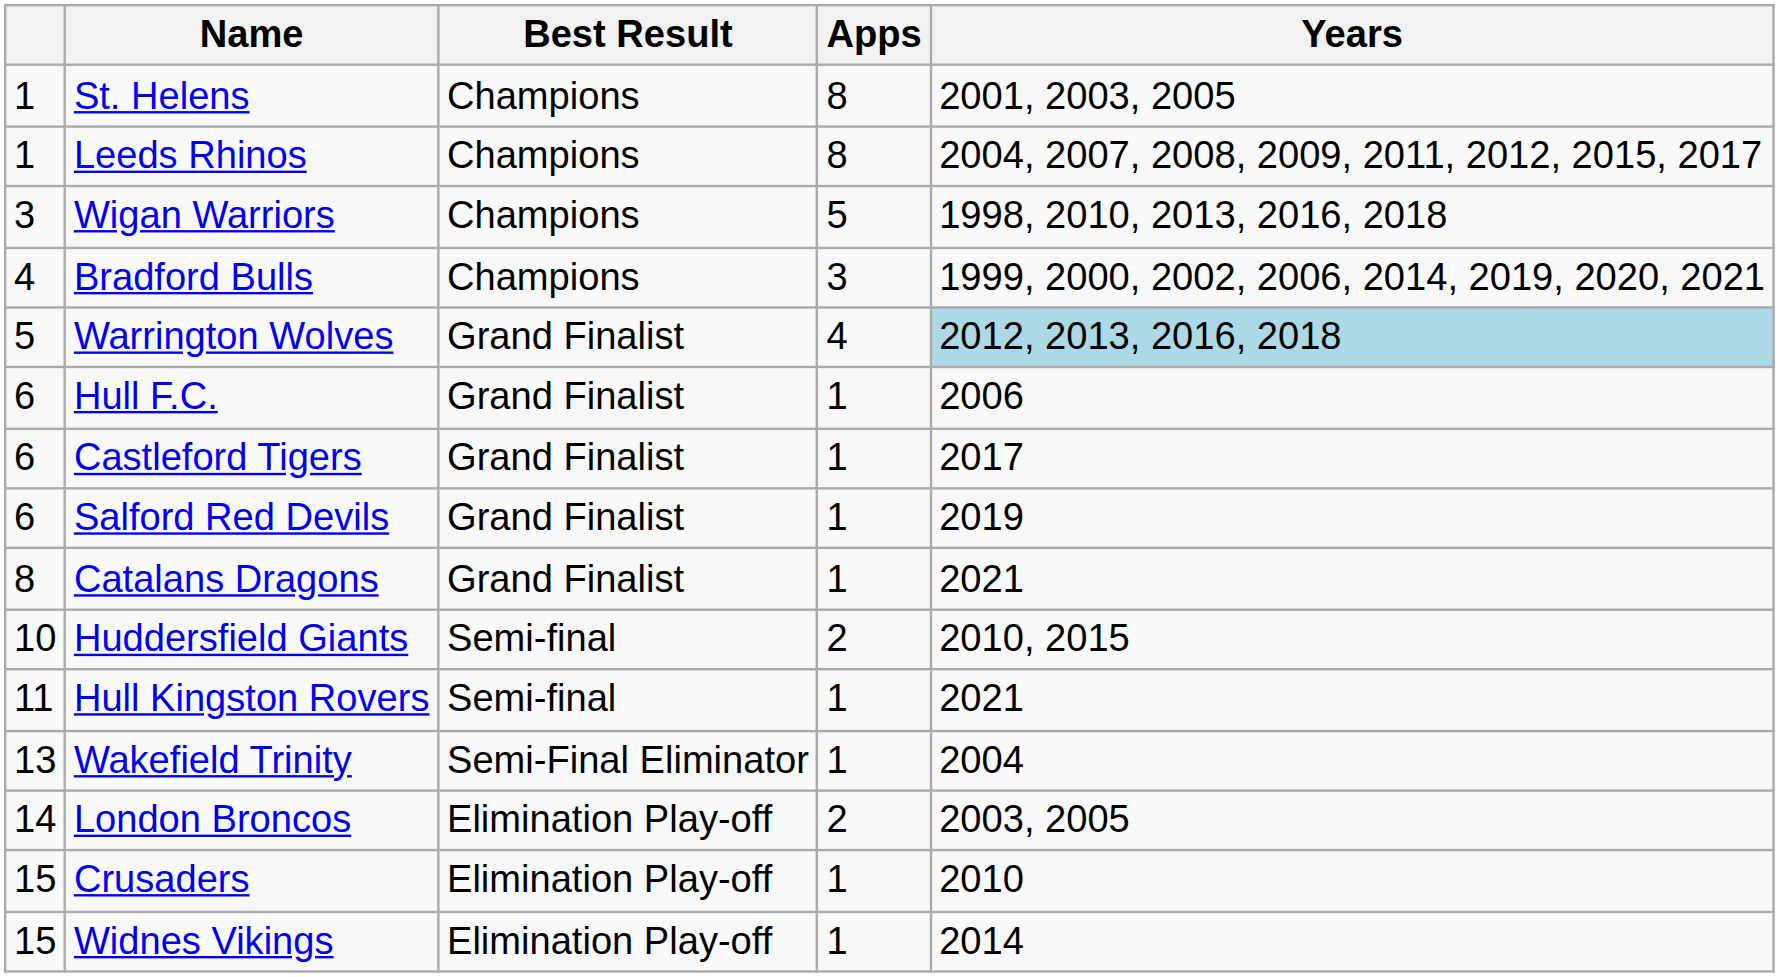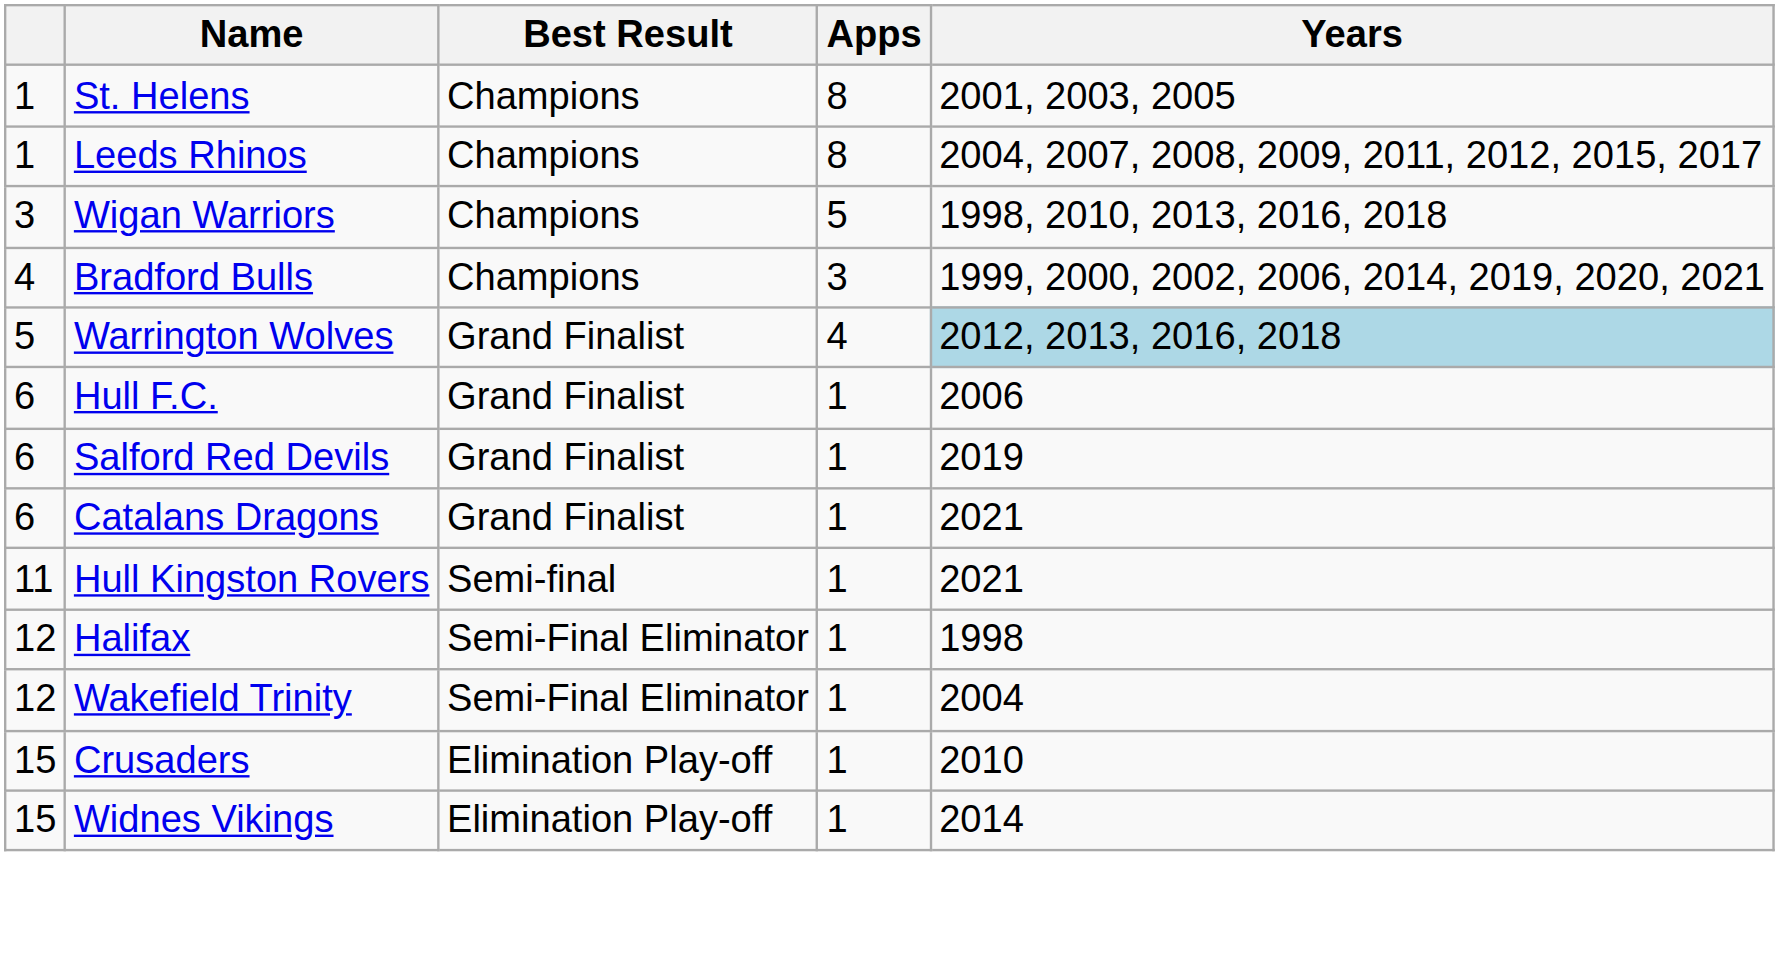- row: (218, 457)
(25, 578) 8 -> (25, 517) 6
- row: (241, 638)
+ row: (132, 638)
(35, 759) 13 -> (35, 699) 12
- row: (213, 819)
